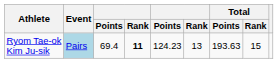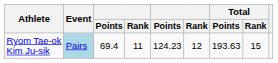(138, 46) bold -> (138, 46) normal
(197, 46) 13 -> (197, 46) 12
